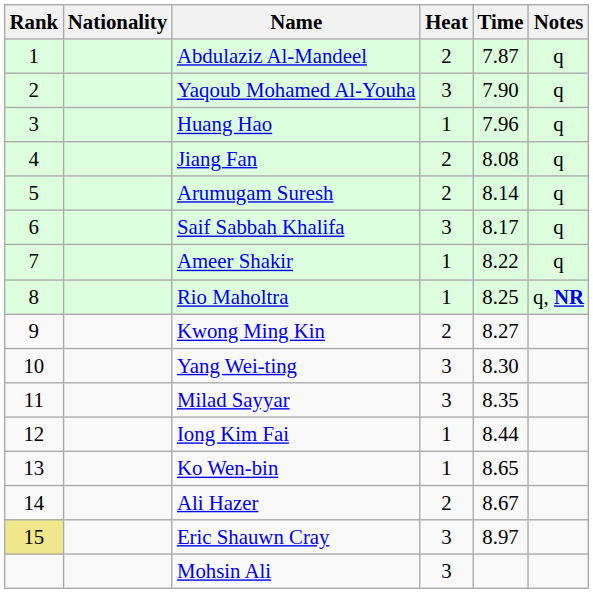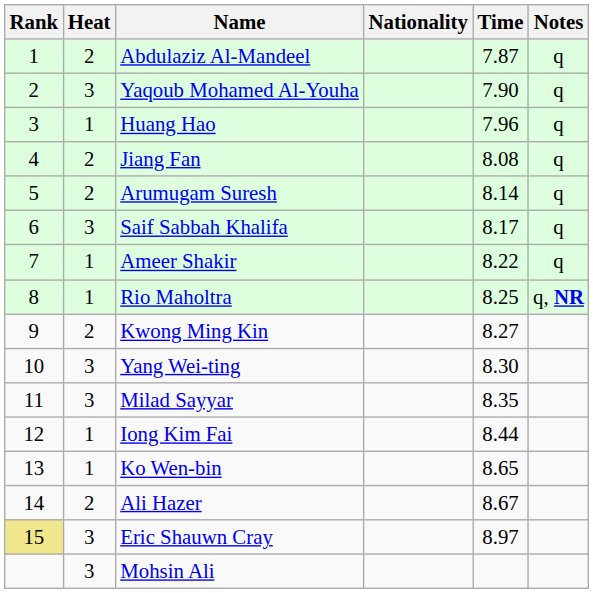columns swapped: (447, 21) <-> (118, 21)
